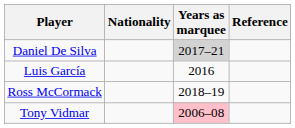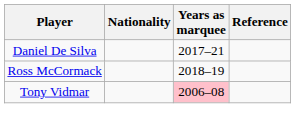(201, 50) lightgrey background -> (201, 50) no background
- row: (55, 71)
